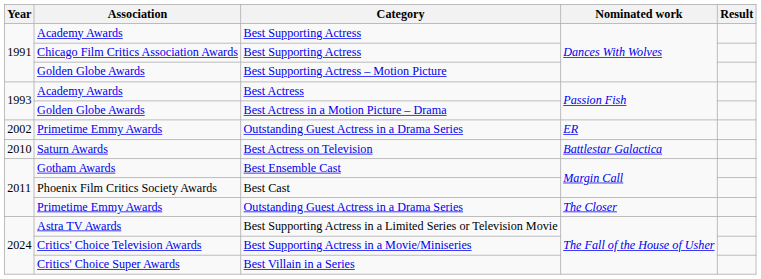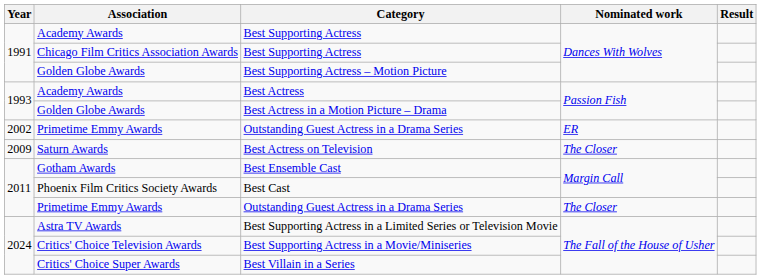(19, 149) 2010 -> (19, 149) 2009
(613, 149) Battlestar Galactica -> (590, 149) The Closer
